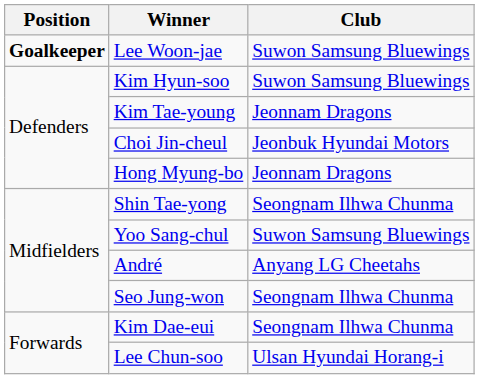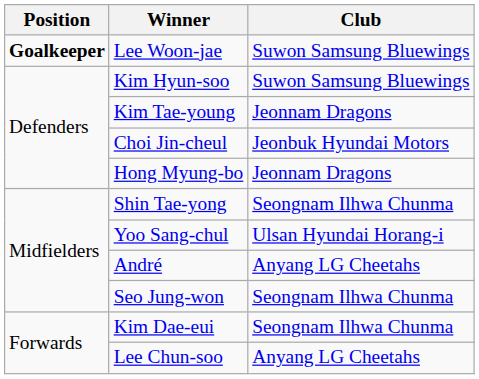(361, 234) Suwon Samsung Bluewings -> (348, 234) Ulsan Hyundai Horang-i
(348, 357) Ulsan Hyundai Horang-i -> (336, 357) Anyang LG Cheetahs
